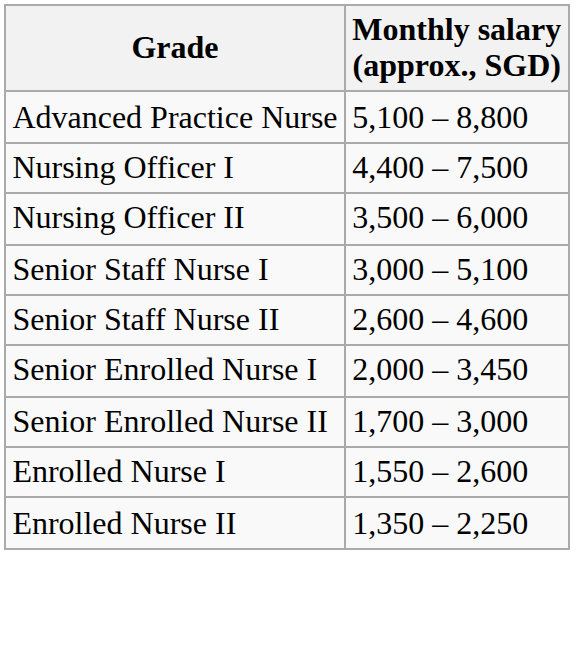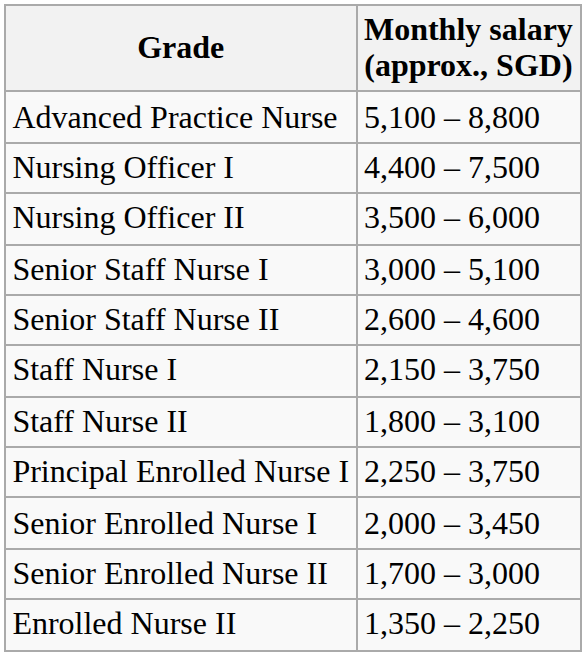+ row: (95, 370)
+ row: (100, 421)
+ row: (181, 471)
- row: (119, 471)
